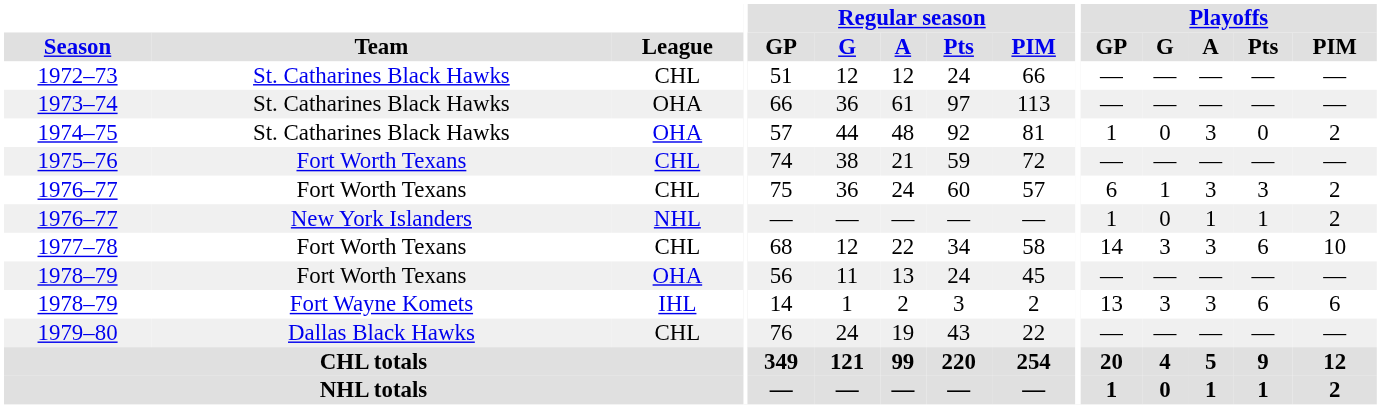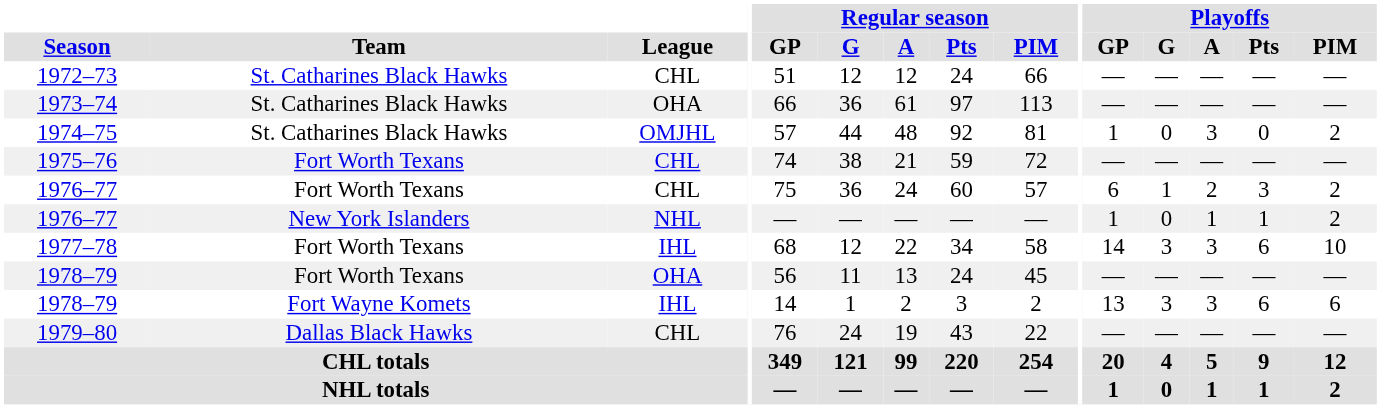(677, 132) OHA -> (677, 132) OMJHL
(1211, 189) 3 -> (1212, 189) 2
(677, 246) CHL -> (677, 246) IHL
